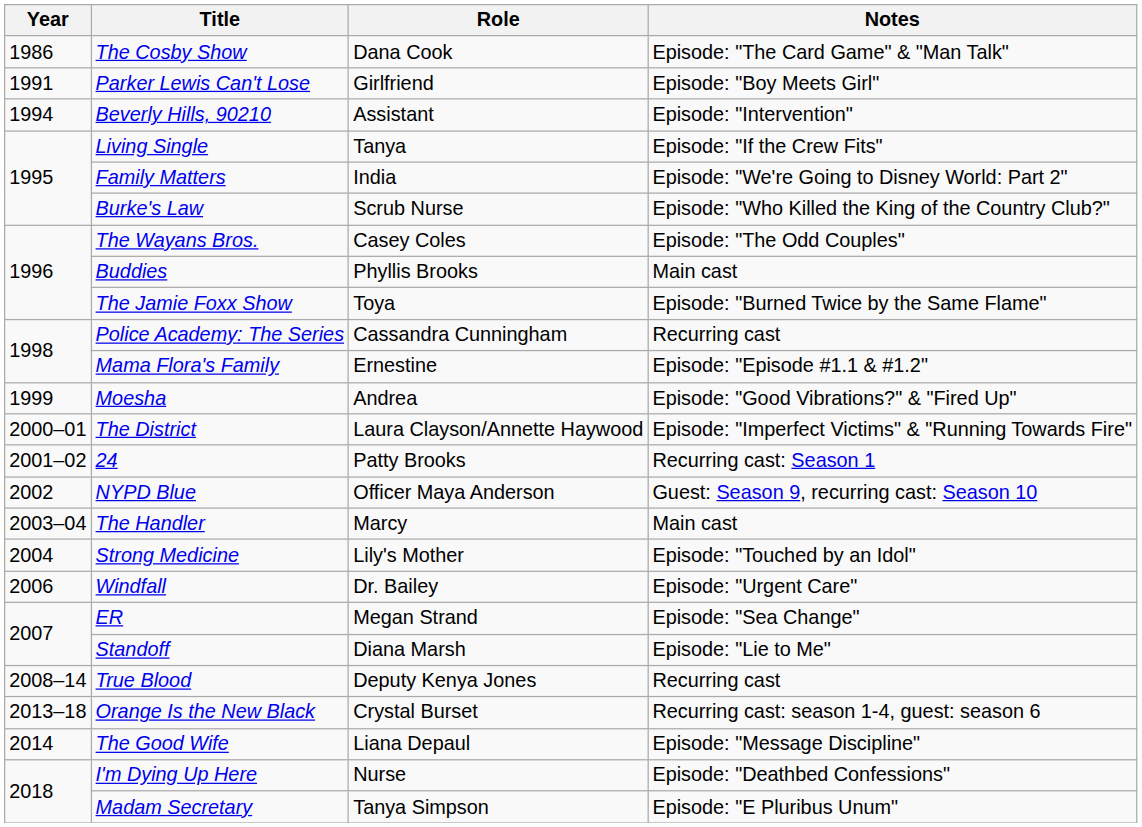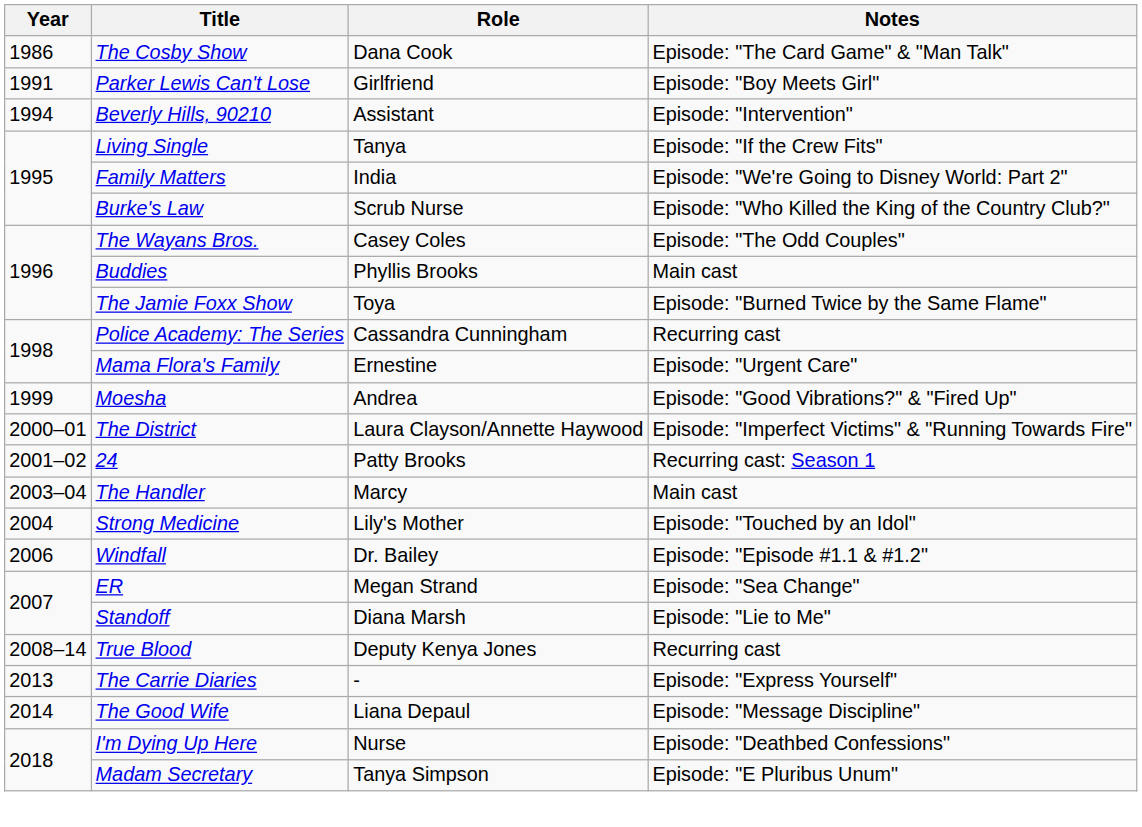(790, 366) Episode: "Episode #1.1 & #1.2" -> (755, 366) Episode: "Urgent Care"
- row: (146, 492)
(755, 586) Episode: "Urgent Care" -> (790, 555) Episode: "Episode #1.1 & #1.2"
+ row: (176, 680)
- row: (205, 712)
